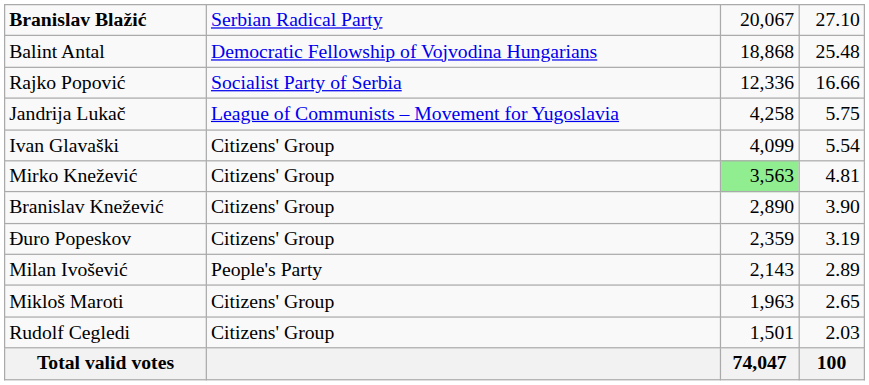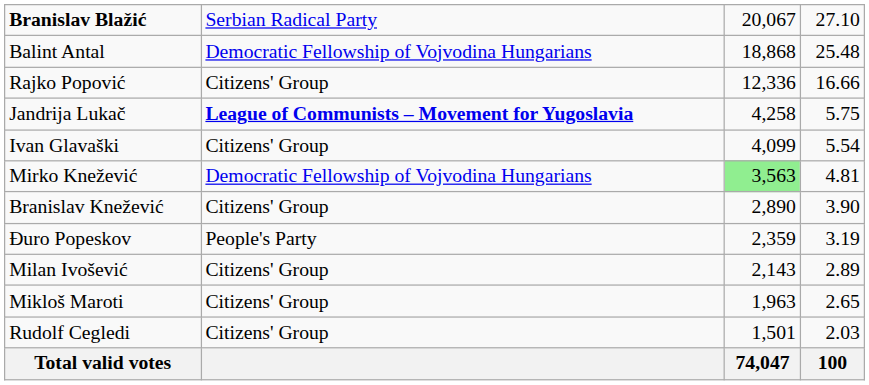(306, 82) Socialist Party of Serbia -> (267, 82) Citizens' Group
(415, 113) normal -> (419, 113) bold
(273, 176) Citizens' Group -> (399, 176) Democratic Fellowship of Vojvodina Hungarians
(273, 238) Citizens' Group -> (261, 238) People's Party
(267, 269) People's Party -> (267, 269) Citizens' Group
